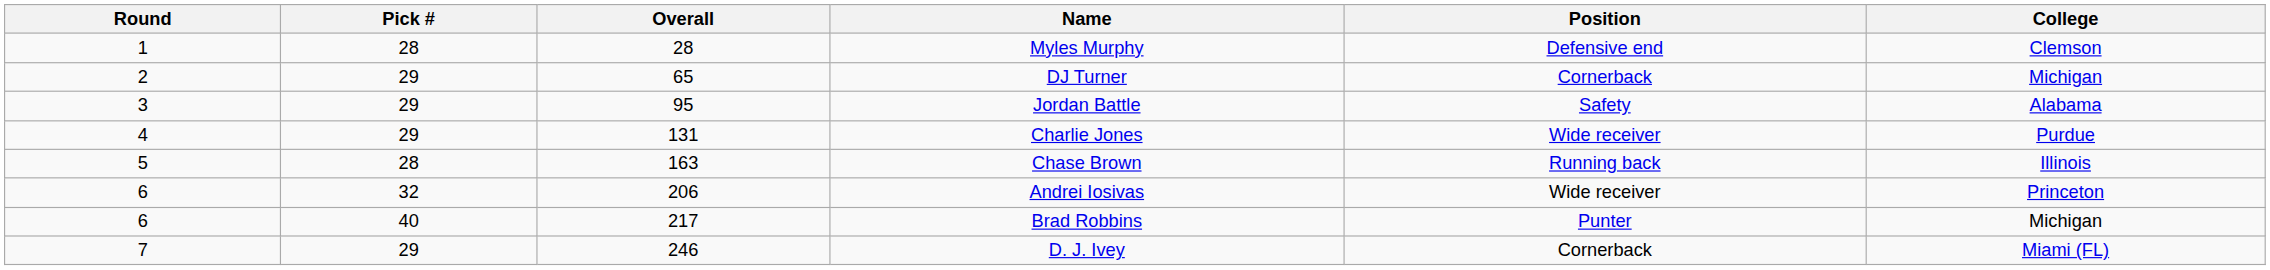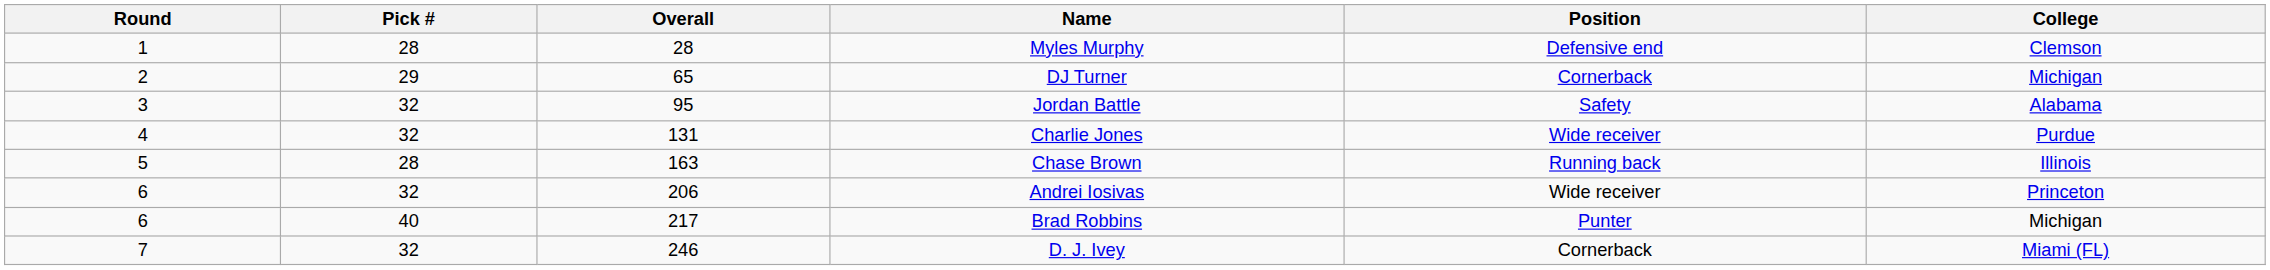(409, 105) 29 -> (409, 105) 32
(409, 134) 29 -> (409, 134) 32
(409, 250) 29 -> (409, 250) 32
